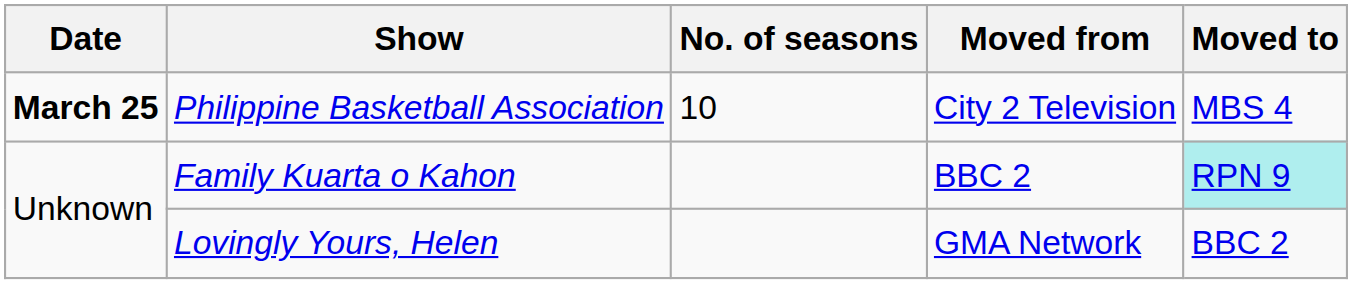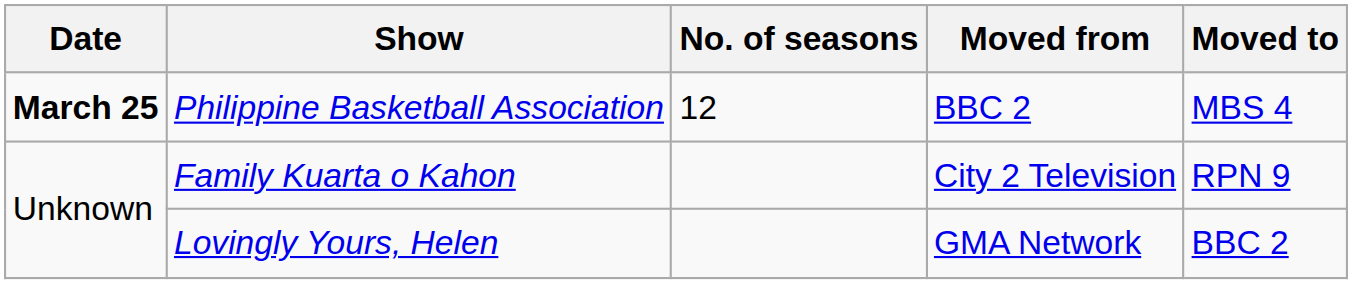(698, 107) 10 -> (698, 107) 12
(1055, 107) City 2 Television -> (983, 107) BBC 2
(983, 175) BBC 2 -> (1055, 175) City 2 Television
(1241, 175) paleturquoise background -> (1241, 175) no background
